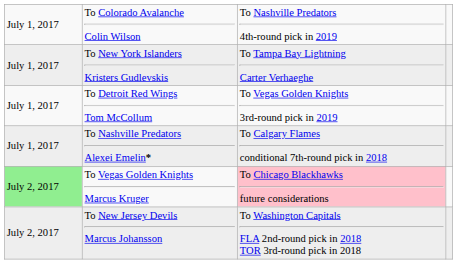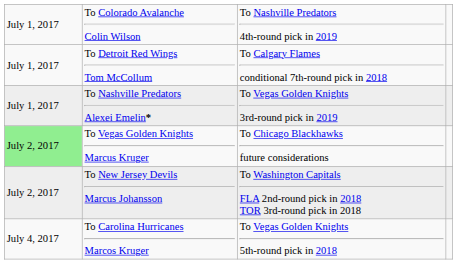- row: (160, 65)
(342, 105) To Vegas Golden Knights 3rd-round pick in 2019 -> (342, 65) To Calgary Flames conditional 7th-round pick in 2018
(342, 146) To Calgary Flames conditional 7th-round pick in 2018 -> (342, 105) To Vegas Golden Knights 3rd-round pick in 2019
(342, 186) pink background -> (342, 146) no background
+ row: (160, 239)
